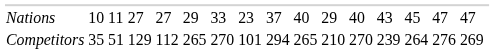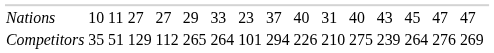(329, 18) 29 -> (329, 18) 31
(222, 39) 270 -> (222, 39) 264
(305, 39) 265 -> (305, 39) 226
(361, 39) 270 -> (361, 39) 275
